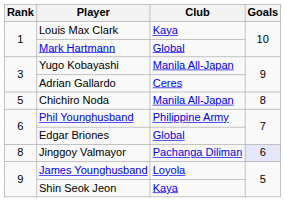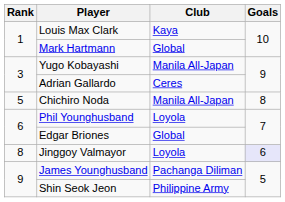(191, 118) Philippine Army -> (169, 118) Loyola
(198, 153) Pachanga Diliman -> (169, 153) Loyola
(169, 170) Loyola -> (198, 170) Pachanga Diliman
(165, 188) Kaya -> (191, 188) Philippine Army
